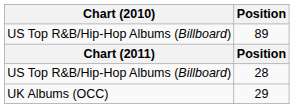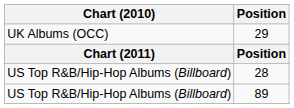rows swapped: (261, 93) <-> (261, 34)
